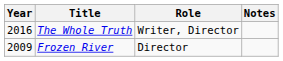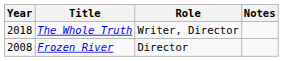(20, 30) 2016 -> (20, 30) 2018
(20, 47) 2009 -> (20, 47) 2008
